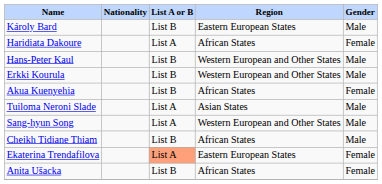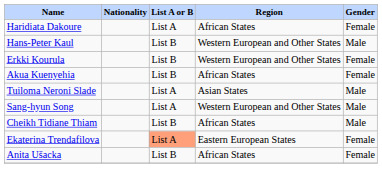- row: (32, 27)
(356, 75) Male -> (360, 59) Female
